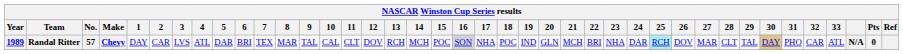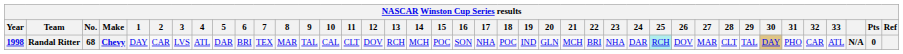(15, 42) 1989 -> (15, 42) 1998
(91, 42) 57 -> (91, 42) 68
(463, 42) lightgrey background -> (463, 42) no background
